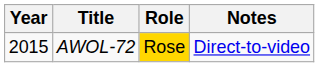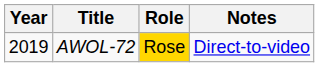(29, 47) 2015 -> (29, 47) 2019
